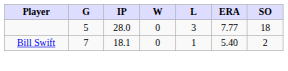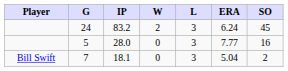+ row: (122, 27)
(265, 27) 18 -> (265, 43) 16
(194, 43) 1 -> (194, 58) 3
(229, 43) 5.40 -> (229, 58) 5.04
